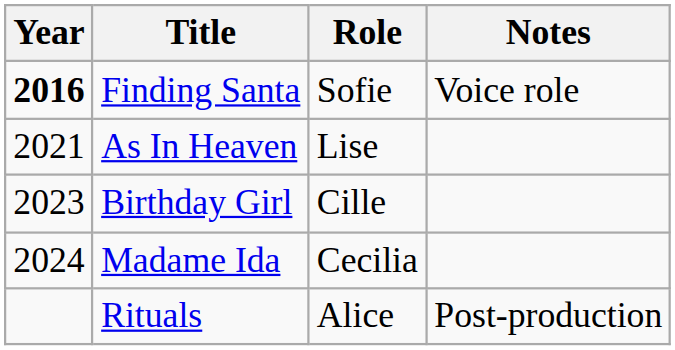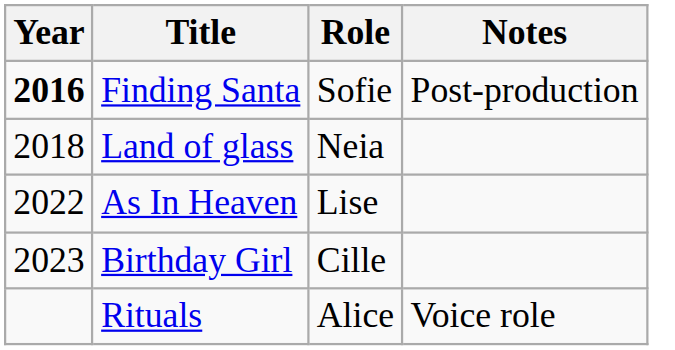(507, 89) Voice role -> (525, 89) Post-production
+ row: (197, 145)
(49, 145) 2021 -> (49, 202) 2022
- row: (191, 259)
(548, 315) Post-production -> (483, 315) Voice role
